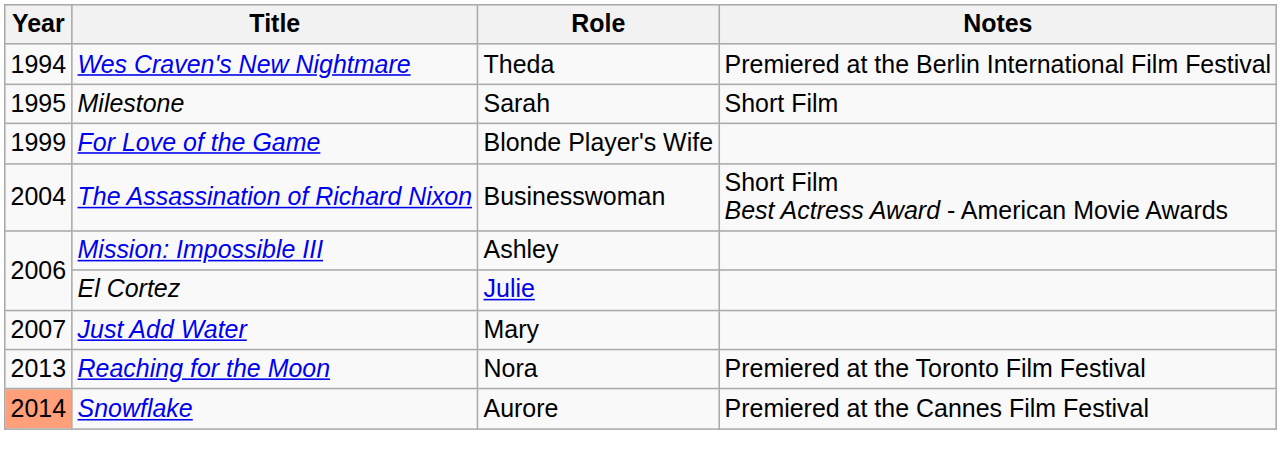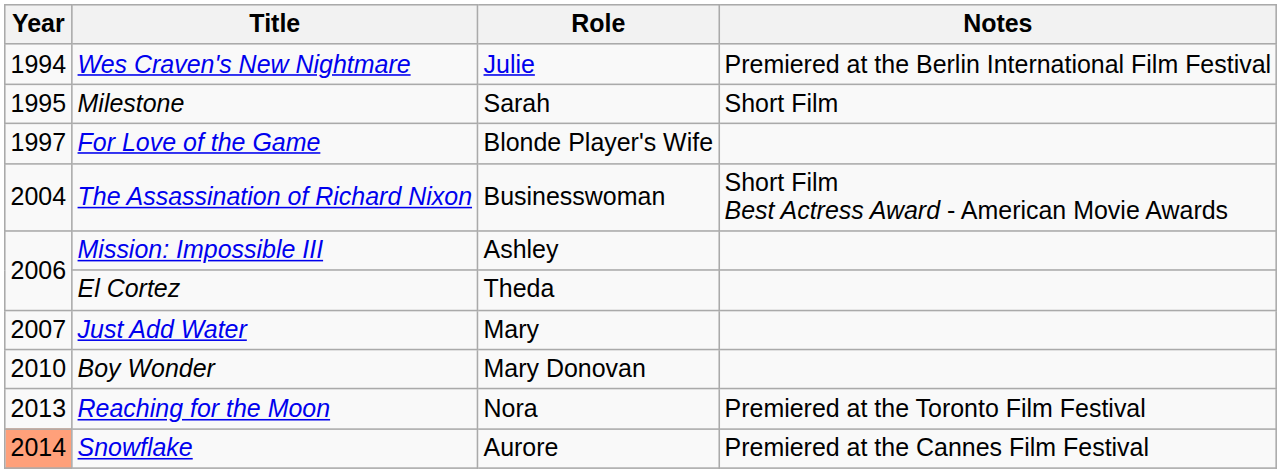(519, 63) Theda -> (509, 63) Julie
(38, 143) 1999 -> (38, 143) 1997
(509, 289) Julie -> (519, 289) Theda
+ row: (146, 369)
